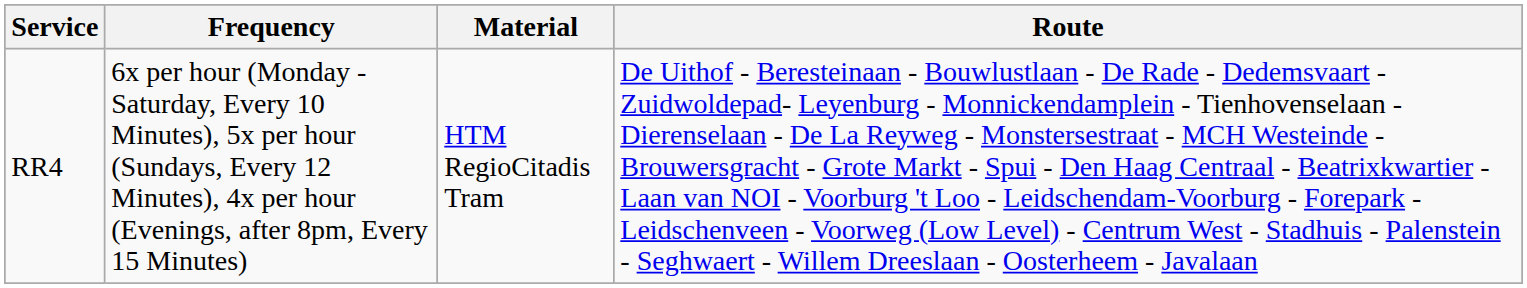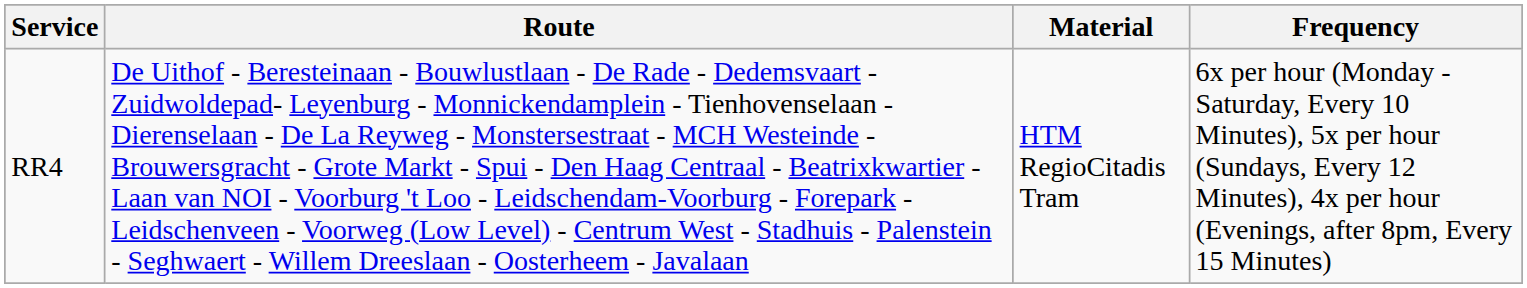columns swapped: (1068, 26) <-> (271, 26)
